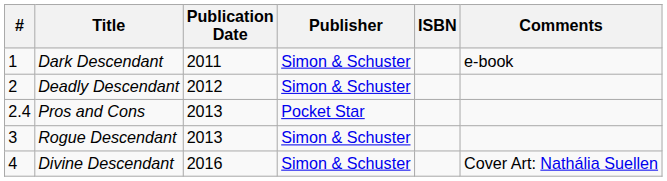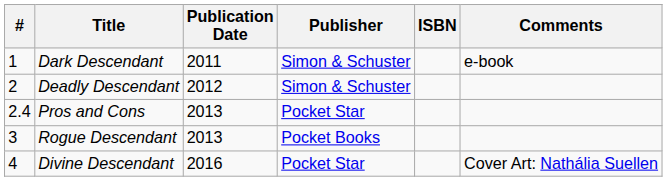(346, 138) Simon & Schuster -> (331, 138) Pocket Books
(346, 163) Simon & Schuster -> (323, 163) Pocket Star
